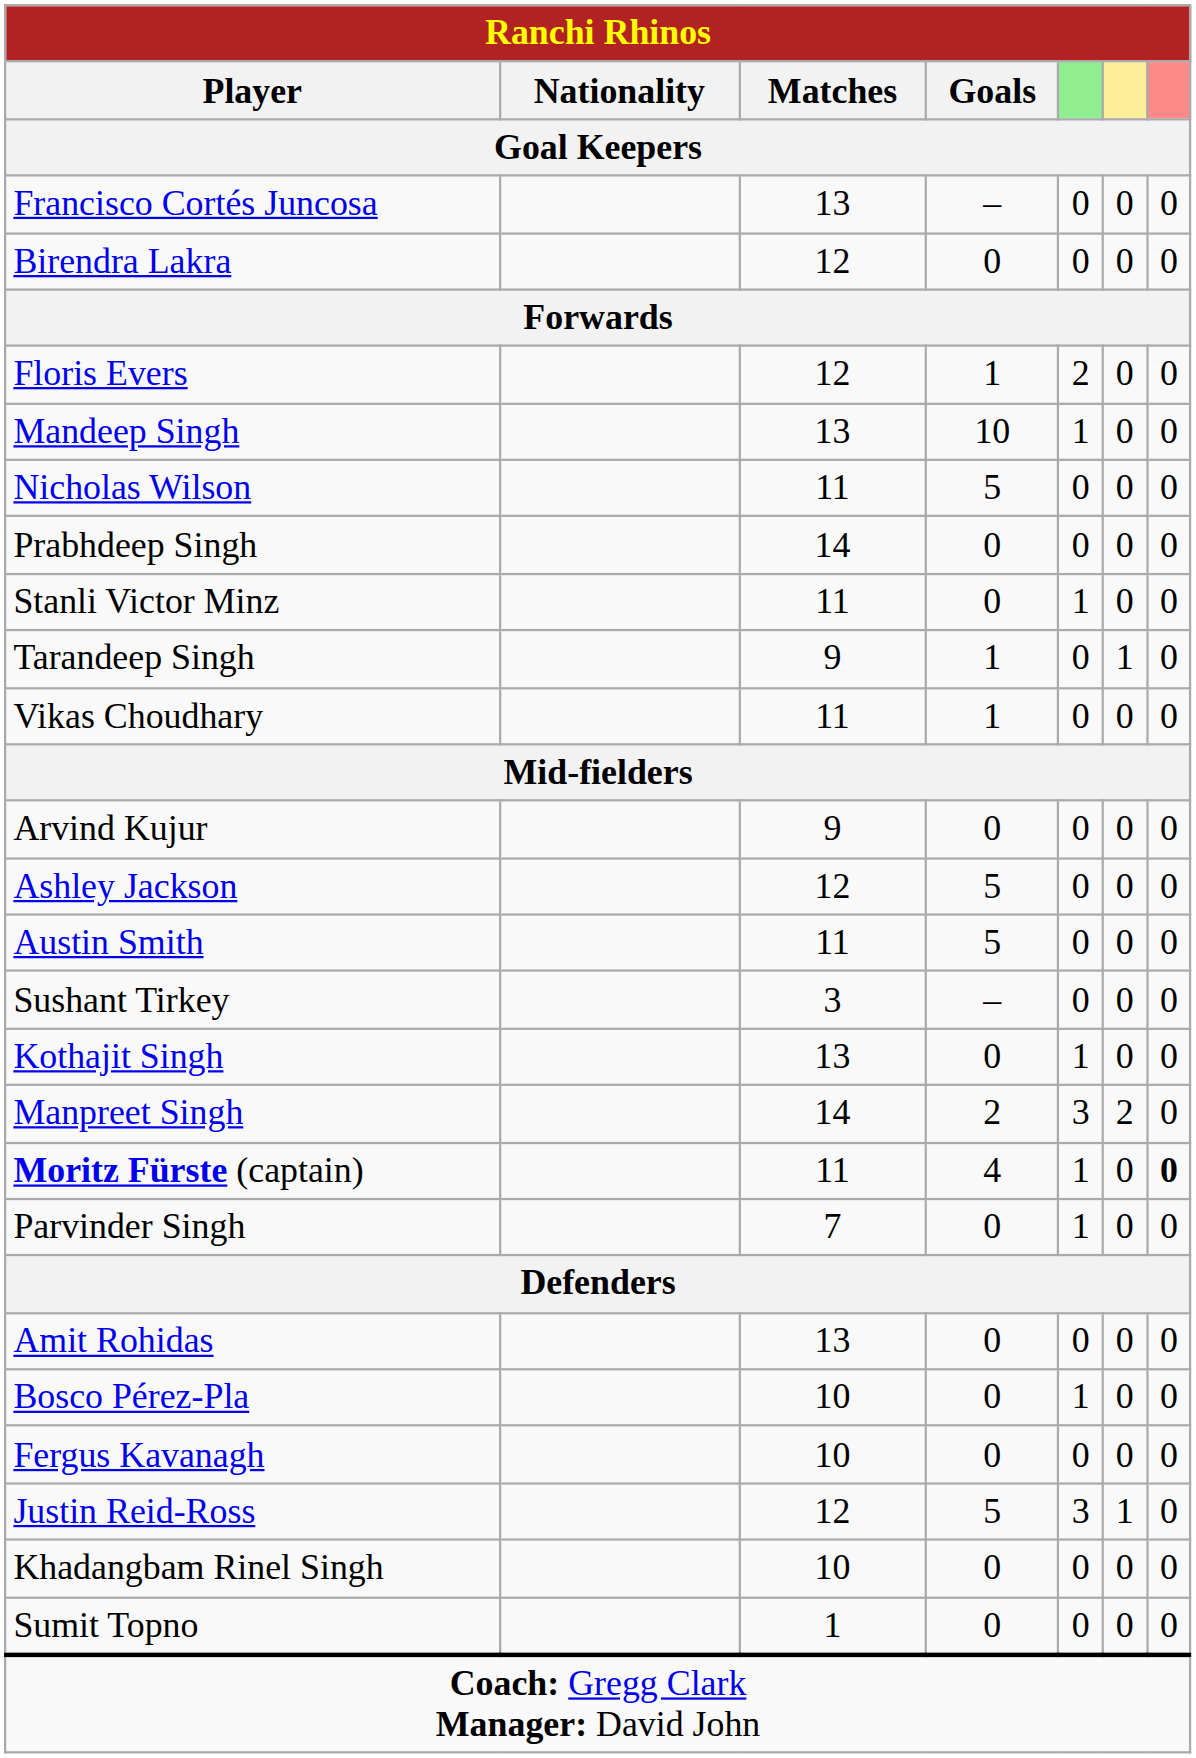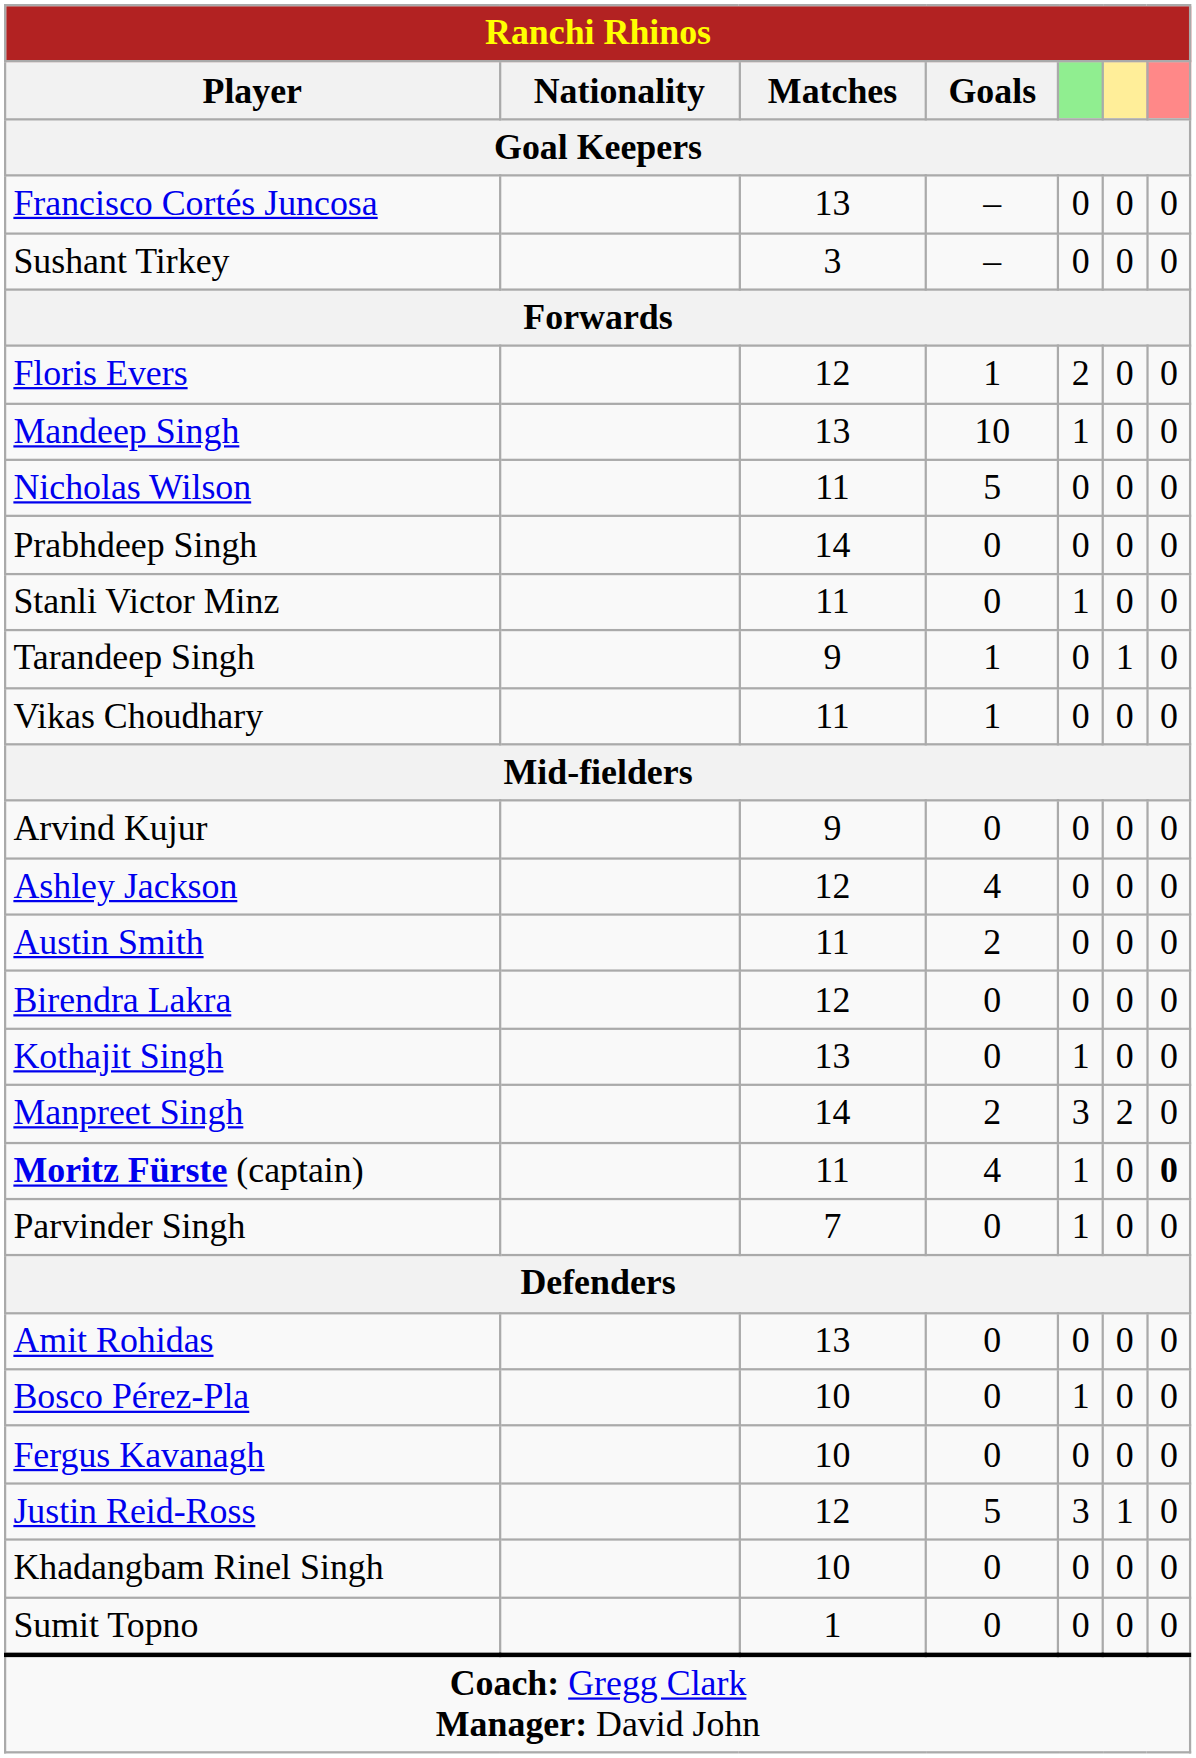rows swapped: (121, 999) <-> (122, 260)
(992, 885) 5 -> (992, 885) 4
(992, 942) 5 -> (992, 942) 2
